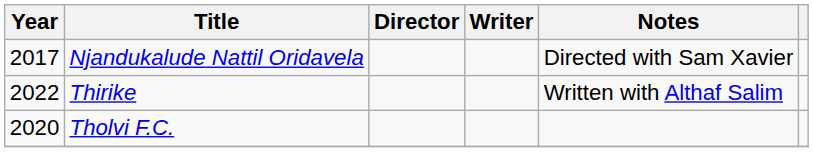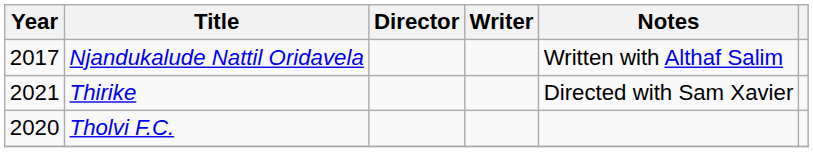(669, 57) Directed with Sam Xavier -> (663, 57) Written with Althaf Salim
(35, 92) 2022 -> (35, 92) 2021
(663, 92) Written with Althaf Salim -> (669, 92) Directed with Sam Xavier
